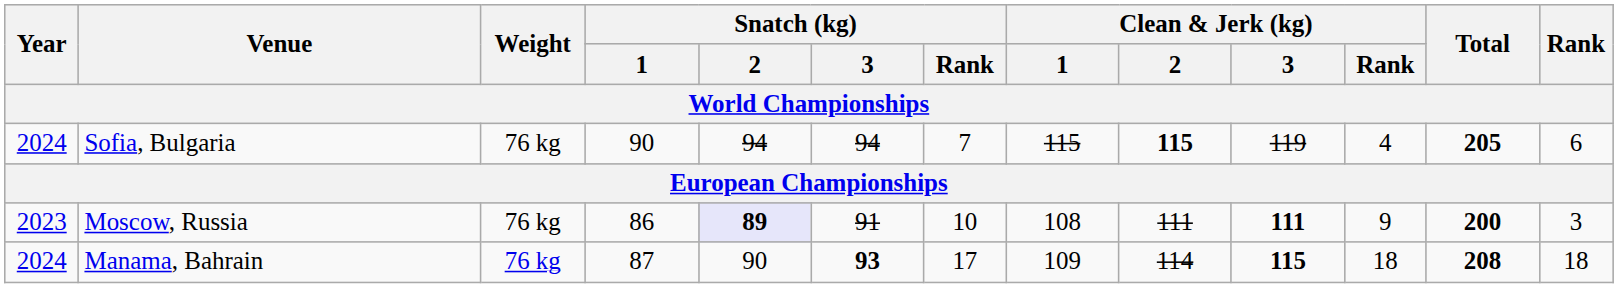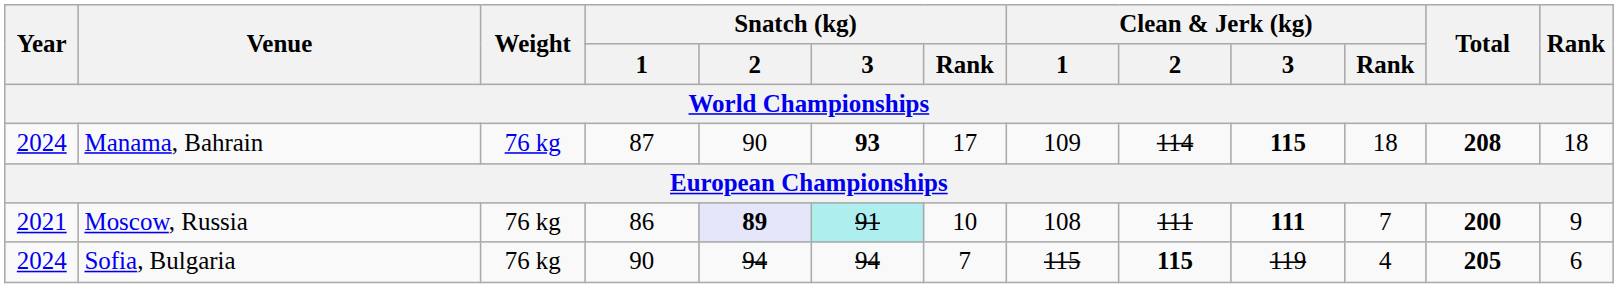rows swapped: (174, 261) <-> (160, 143)
(42, 222) 2023 -> (42, 222) 2021
(868, 222) no background -> (868, 222) paleturquoise background
(1385, 222) 9 -> (1385, 222) 7
(1576, 222) 3 -> (1576, 222) 9
